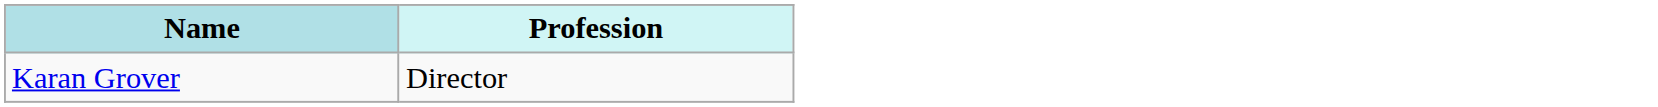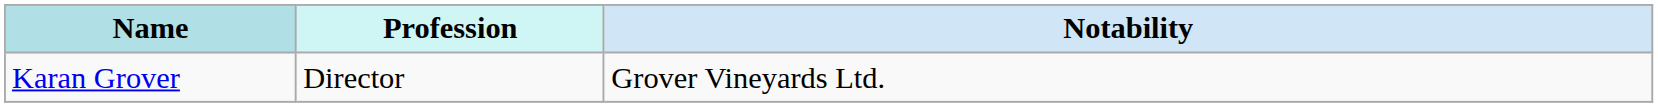+ column: (1128, 28)
